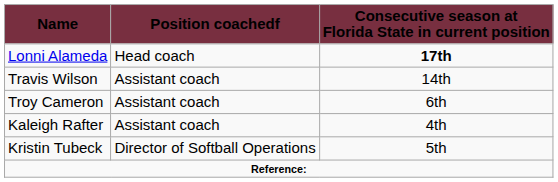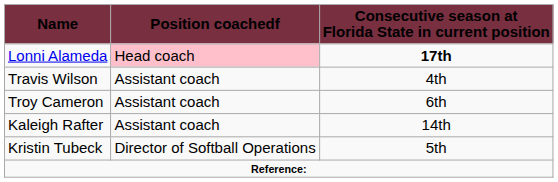(155, 55) no background -> (155, 55) pink background
(436, 78) 14th -> (436, 78) 4th
(436, 125) 4th -> (436, 125) 14th
